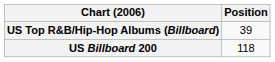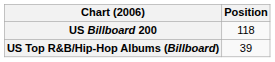rows swapped: (113, 48) <-> (113, 30)
